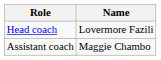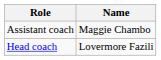rows swapped: (32, 30) <-> (40, 47)
